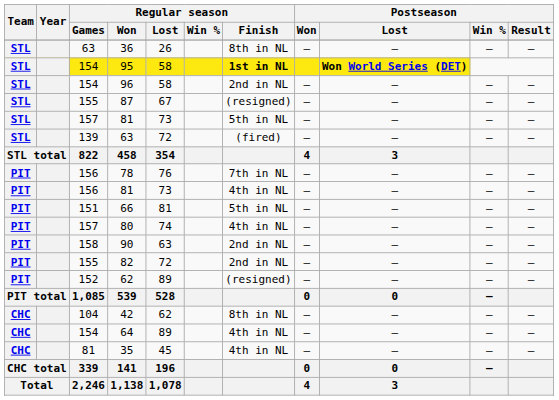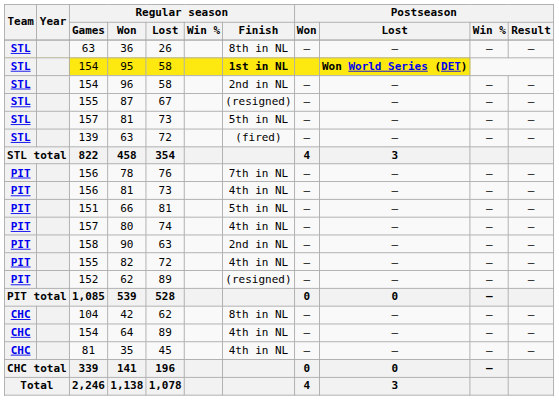(258, 262) 2nd in NL -> (258, 262) 4th in NL
